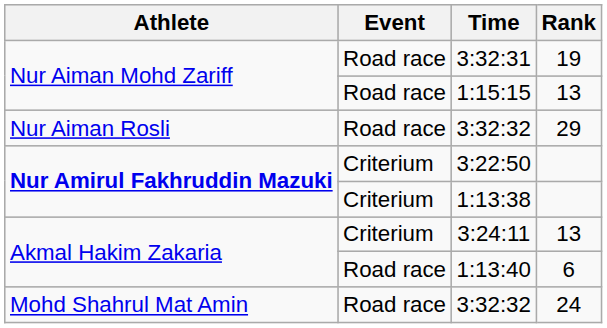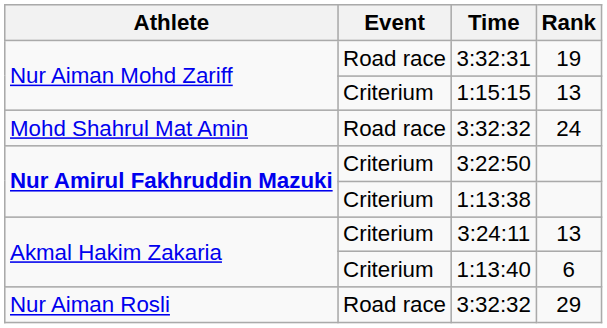(395, 93) Road race -> (388, 93) Criterium
rows swapped: (494, 129) <-> (494, 305)
(395, 270) Road race -> (388, 270) Criterium
